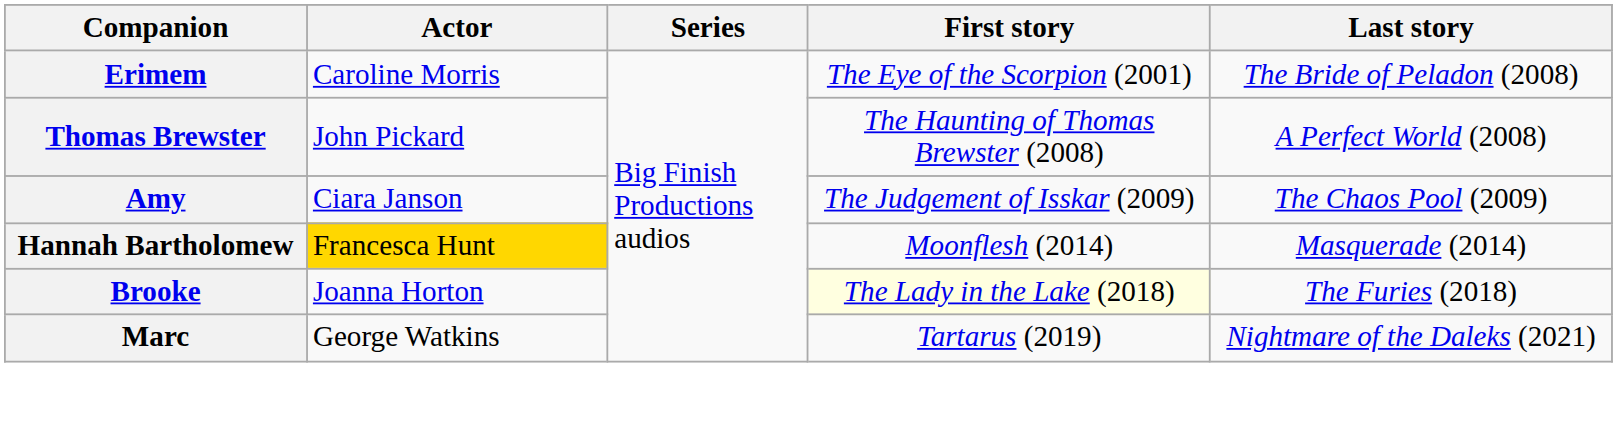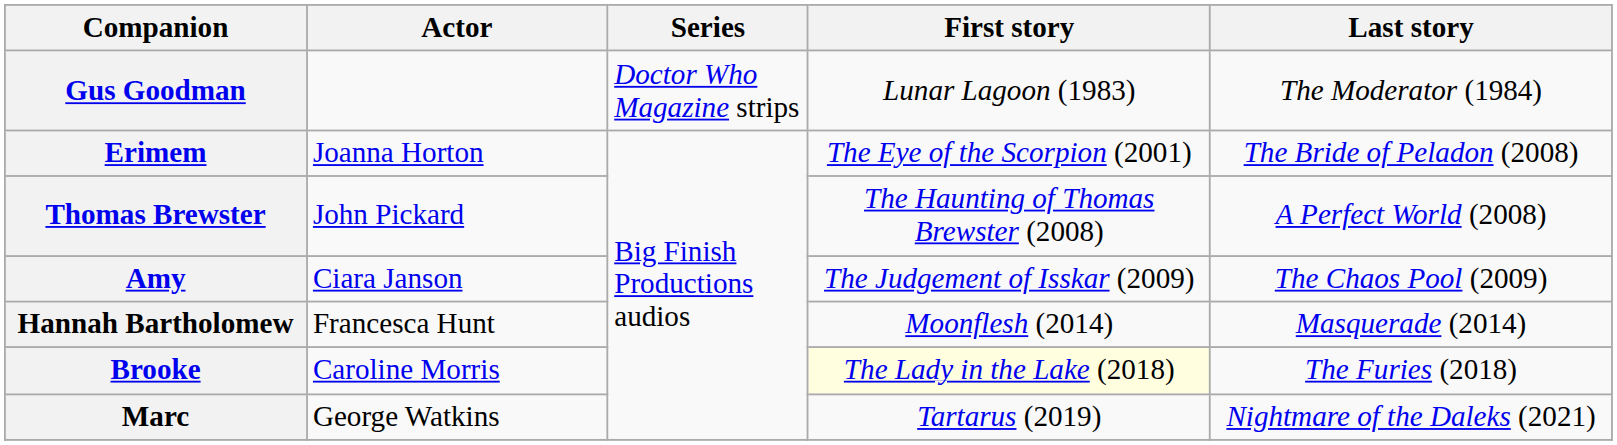+ row: (156, 90)
(406, 73) Caroline Morris -> (398, 152) Joanna Horton
(404, 245) gold background -> (404, 324) no background
(398, 291) Joanna Horton -> (406, 370) Caroline Morris
